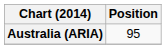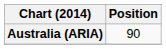(133, 34) 95 -> (133, 34) 90
